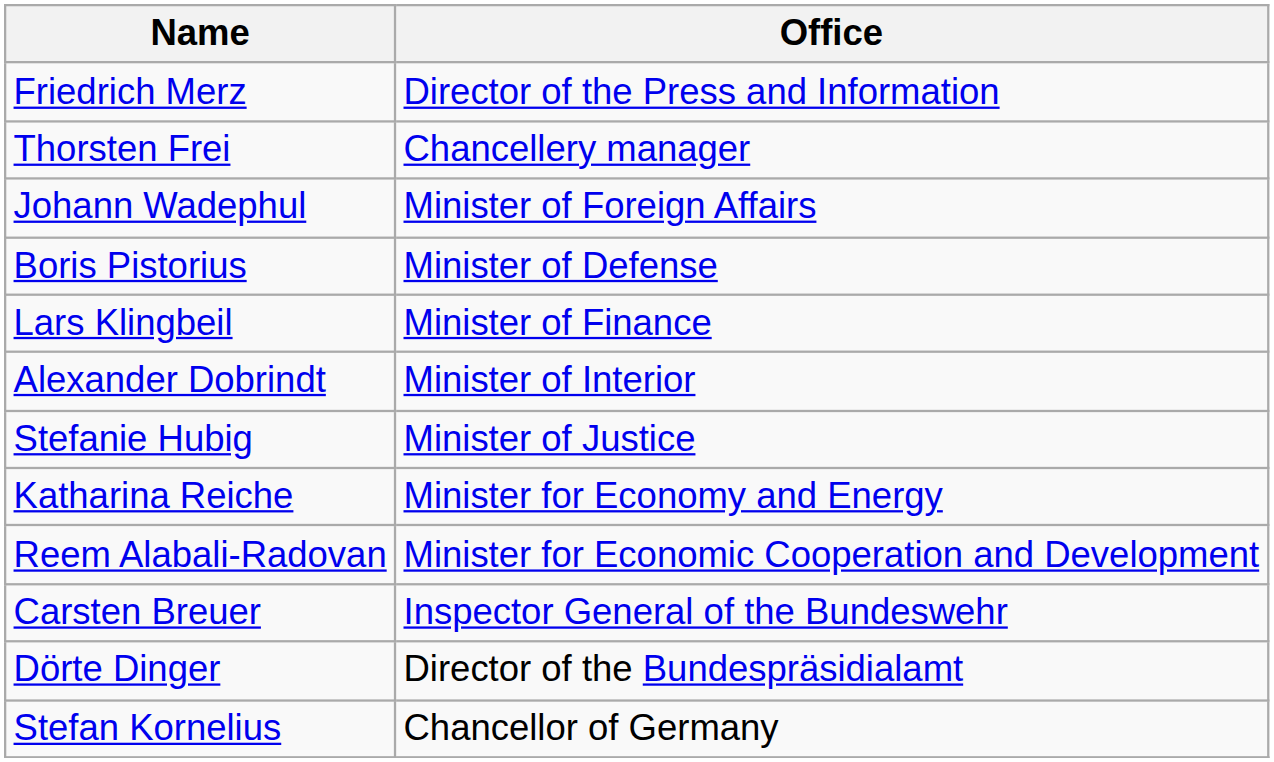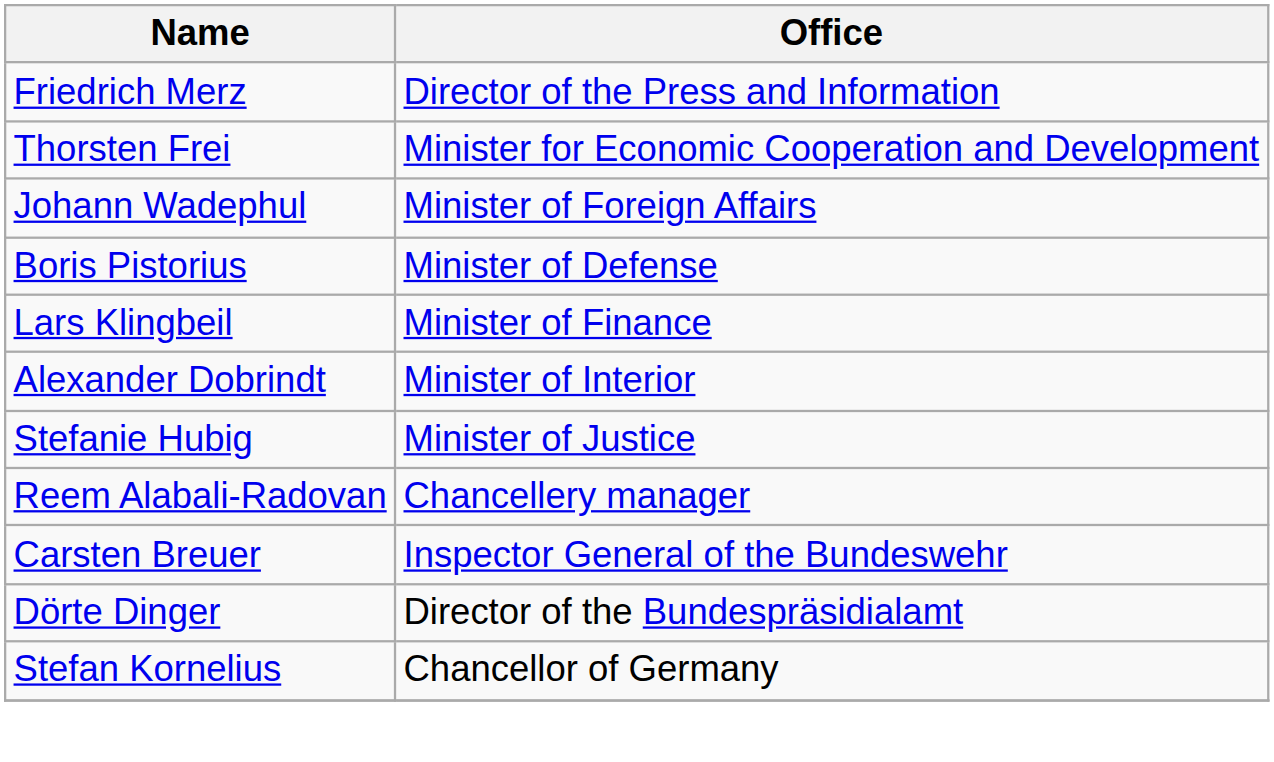(577, 149) Chancellery manager -> (831, 149) Minister for Economic Cooperation and Development
- row: (153, 496)
(831, 554) Minister for Economic Cooperation and Development -> (577, 496) Chancellery manager
